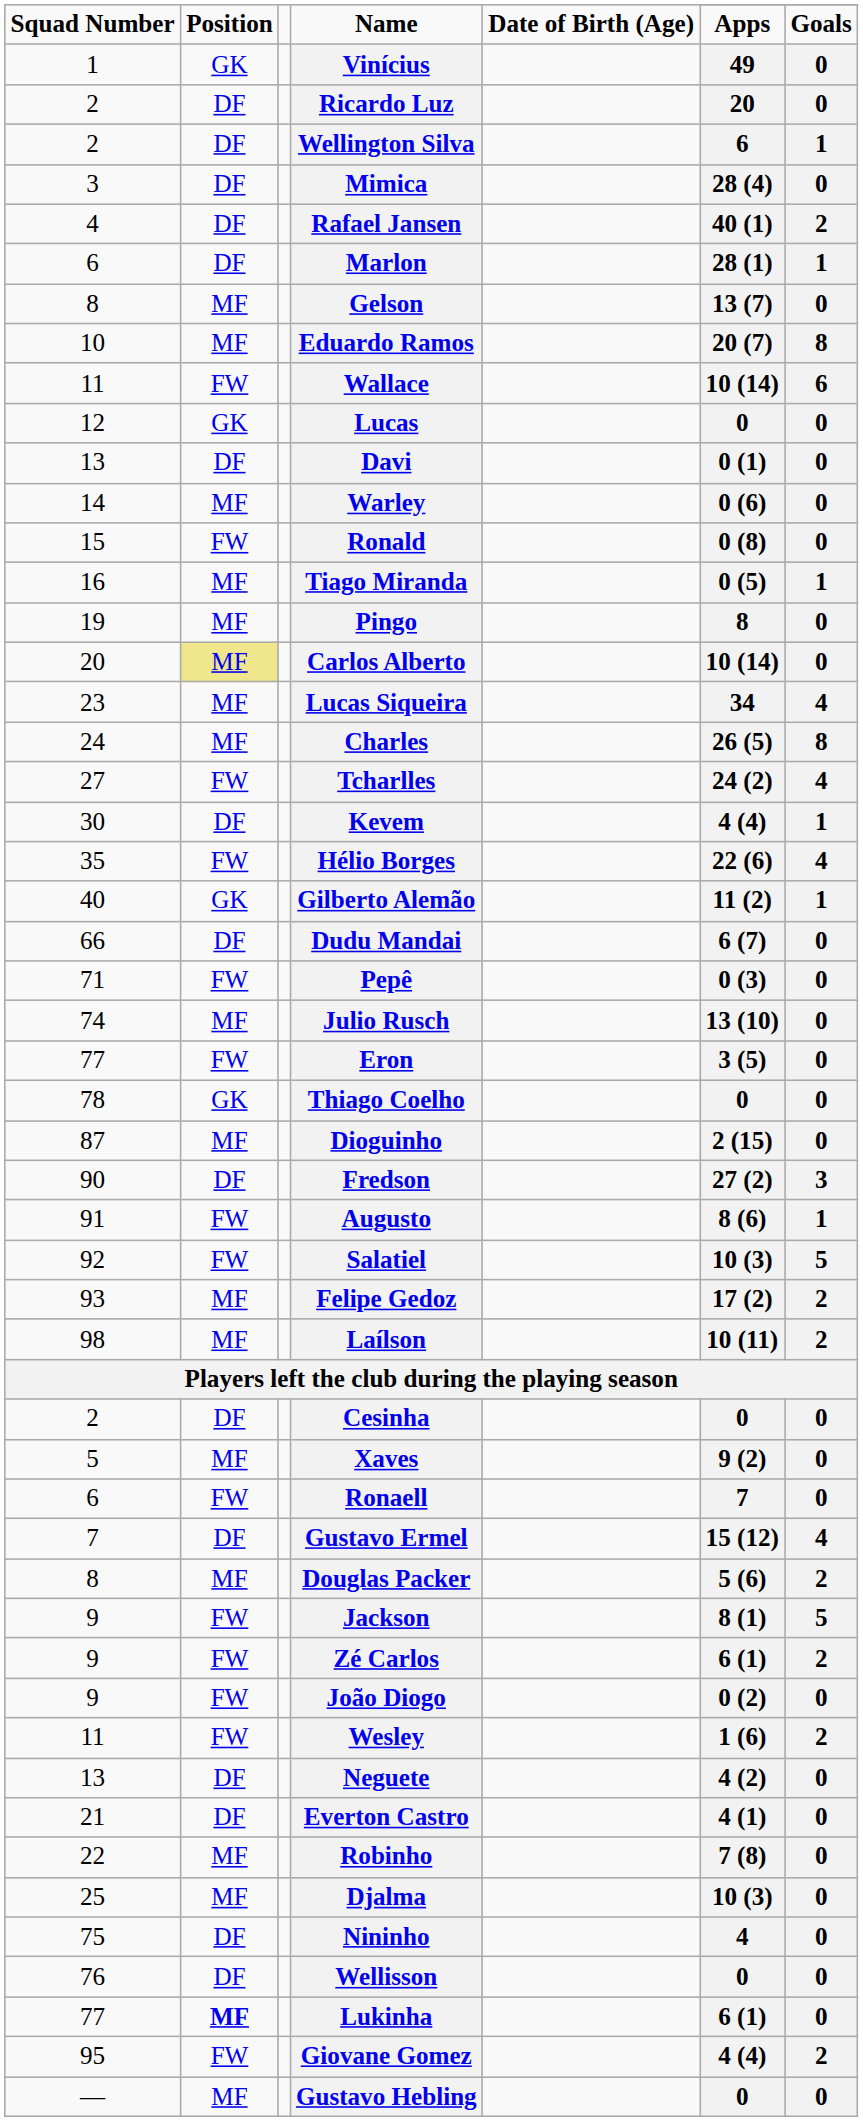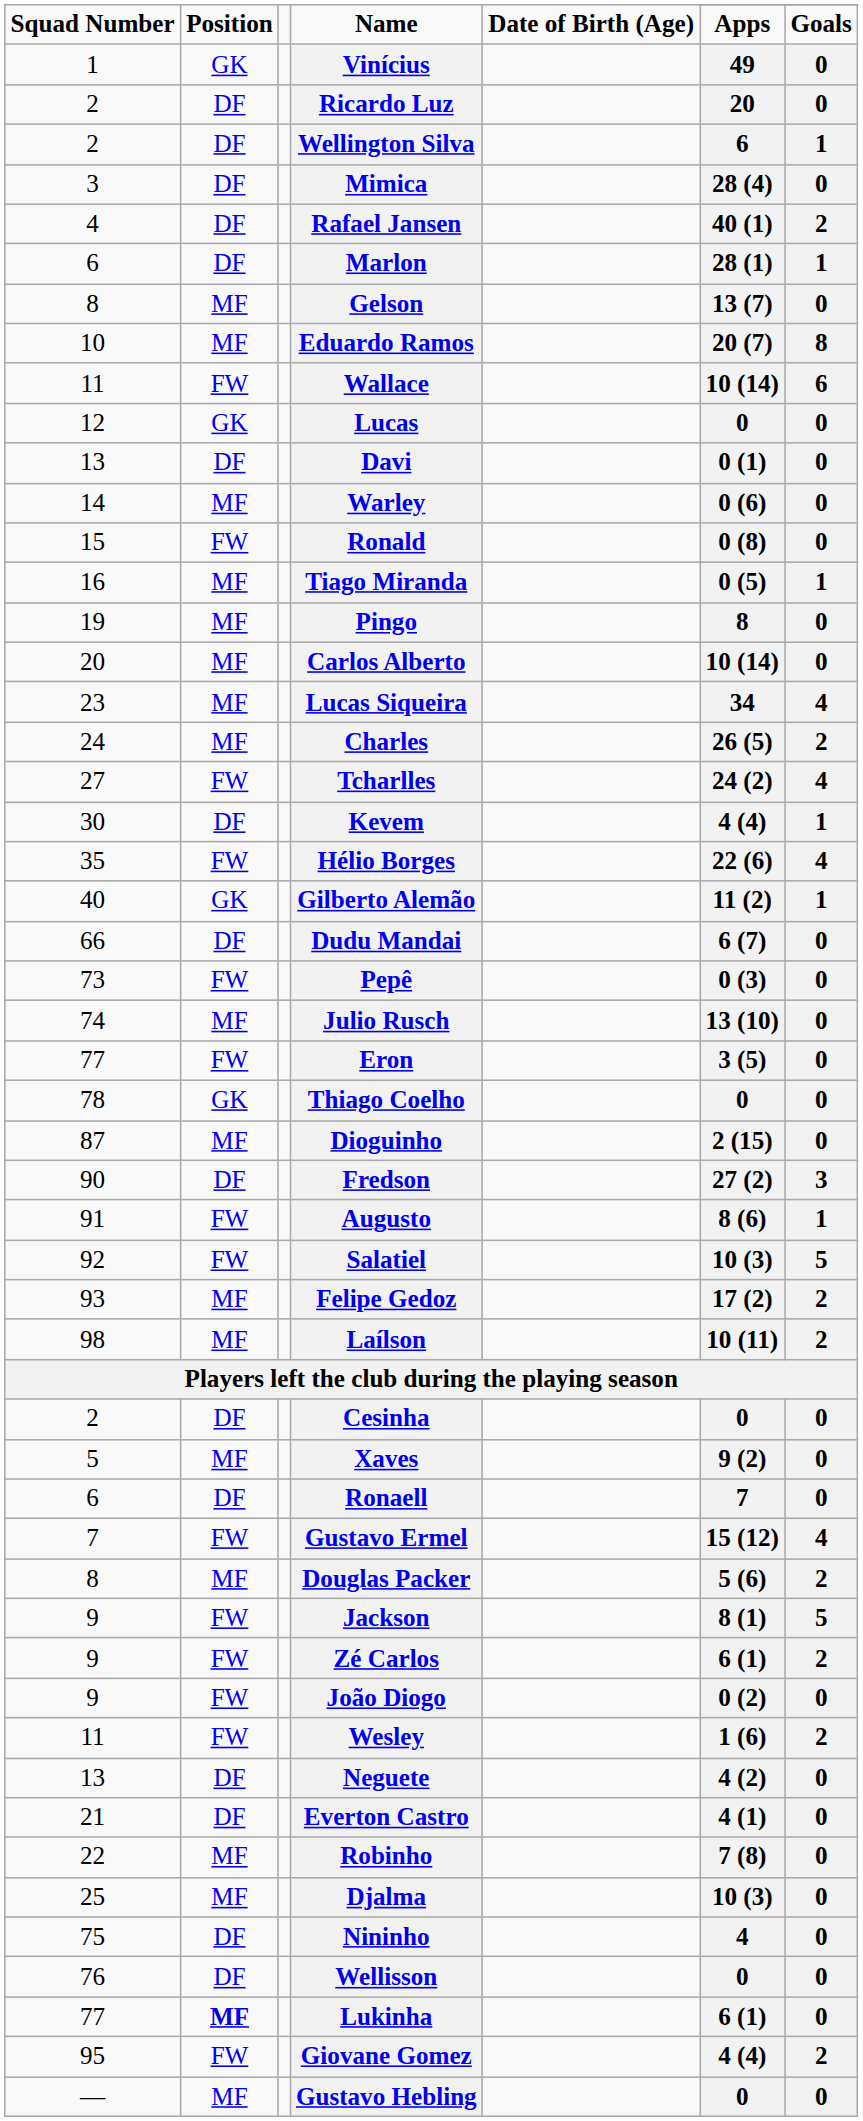(229, 661) khaki background -> (229, 661) no background
(821, 741) 8 -> (821, 741) 2
(93, 980) 71 -> (93, 980) 73
(229, 1498) FW -> (229, 1498) DF
(229, 1538) DF -> (229, 1538) FW
